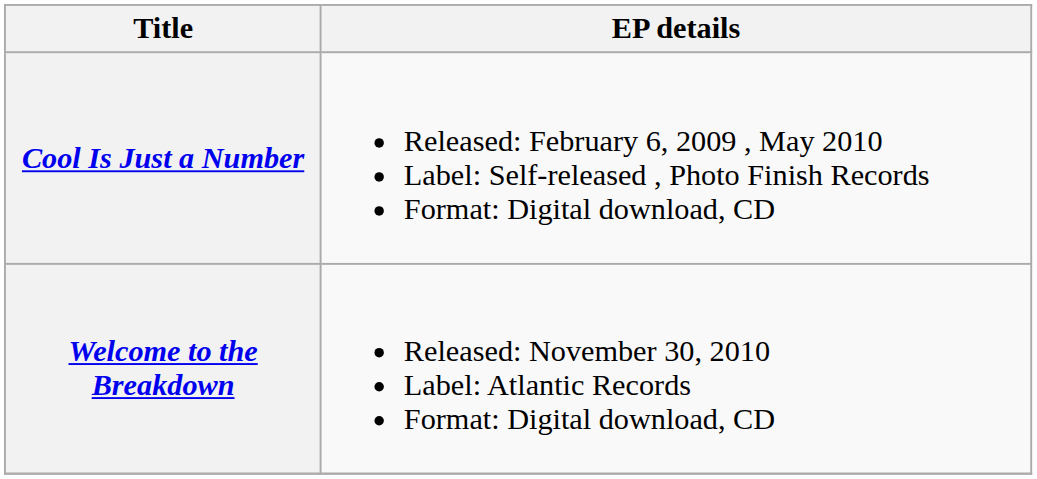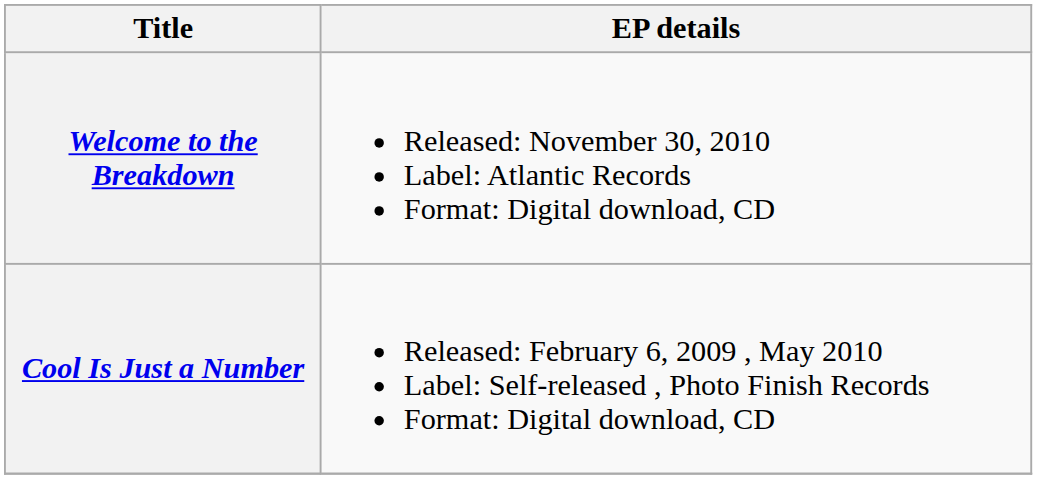rows swapped: (163, 157) <-> (163, 368)
